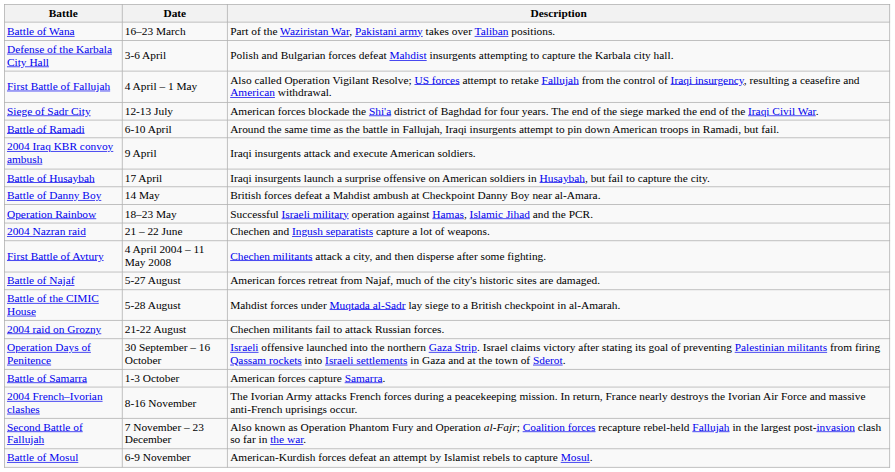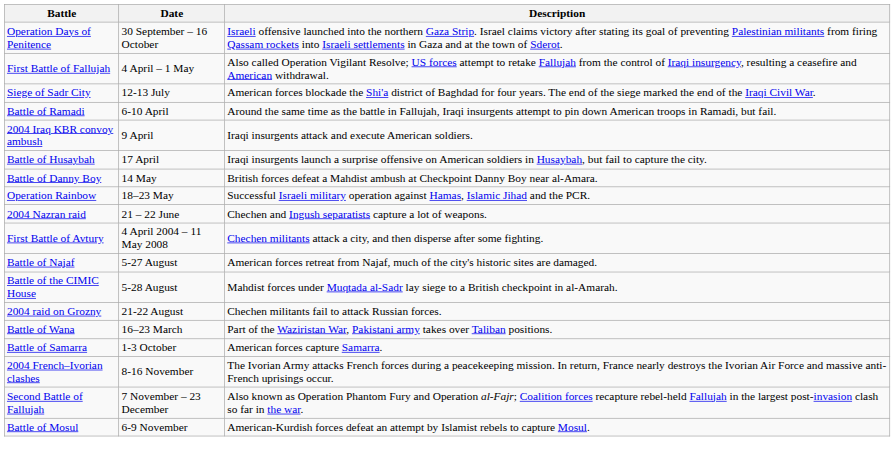rows swapped: (41, 31) <-> (49, 354)
- row: (59, 55)
